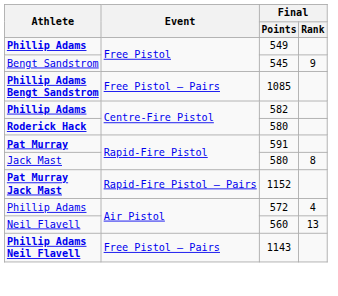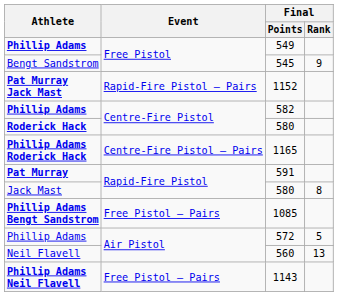rows swapped: (53, 86) <-> (38, 184)
+ row: (47, 150)
(313, 207) 4 -> (319, 236) 5
